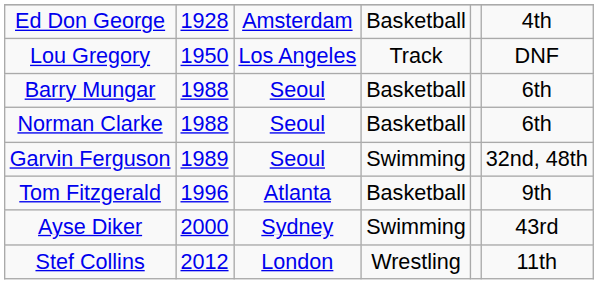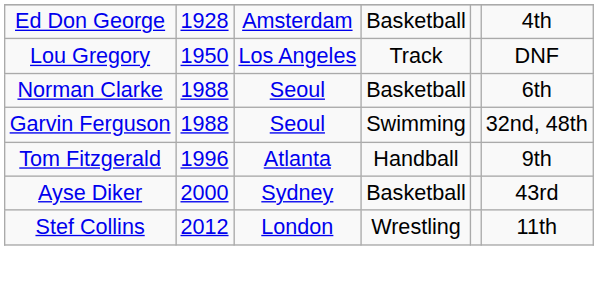- row: (90, 90)
(205, 158) 1989 -> (205, 124) 1988
(416, 192) Basketball -> (416, 158) Handball
(416, 227) Swimming -> (416, 192) Basketball
